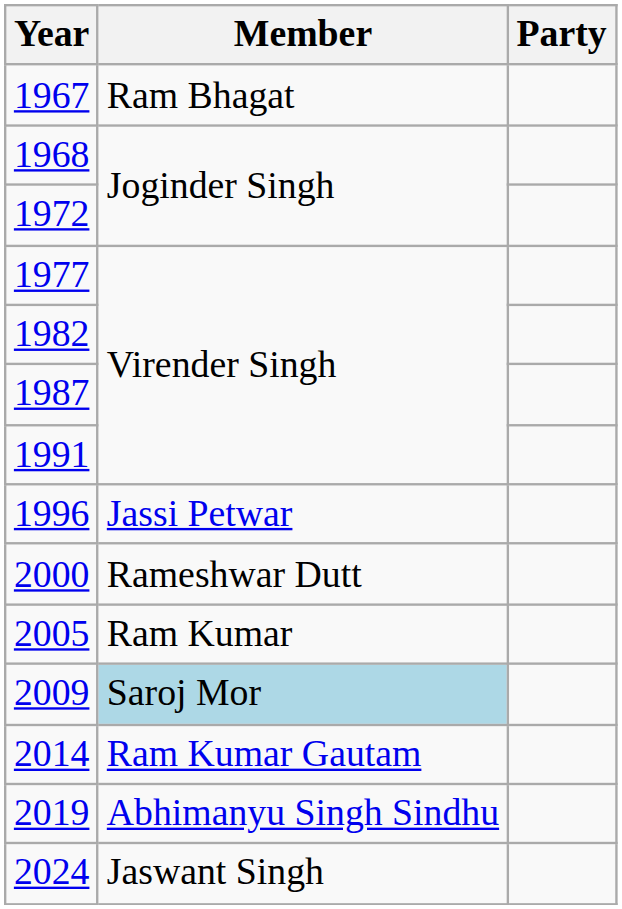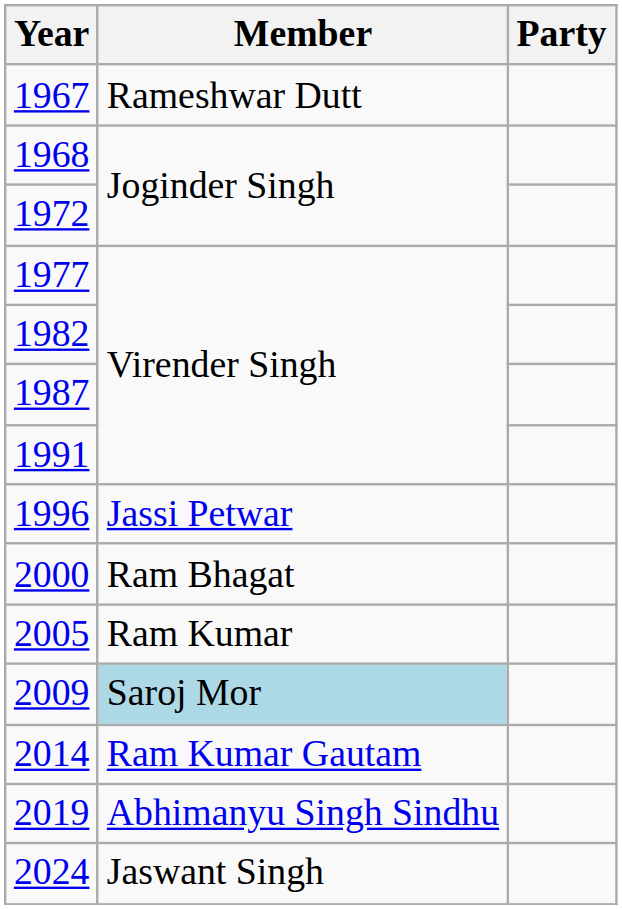(201, 94) Ram Bhagat -> (234, 94) Rameshwar Dutt
(234, 573) Rameshwar Dutt -> (201, 573) Ram Bhagat
